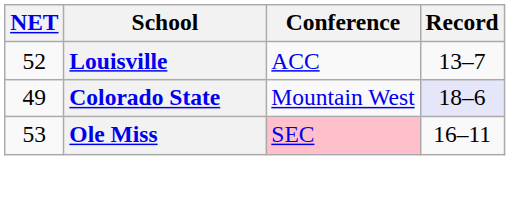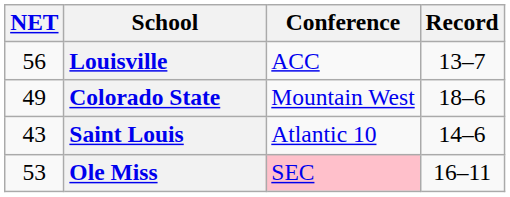(34, 60) 52 -> (34, 60) 56
(462, 97) lavender background -> (462, 97) no background
+ row: (127, 135)
